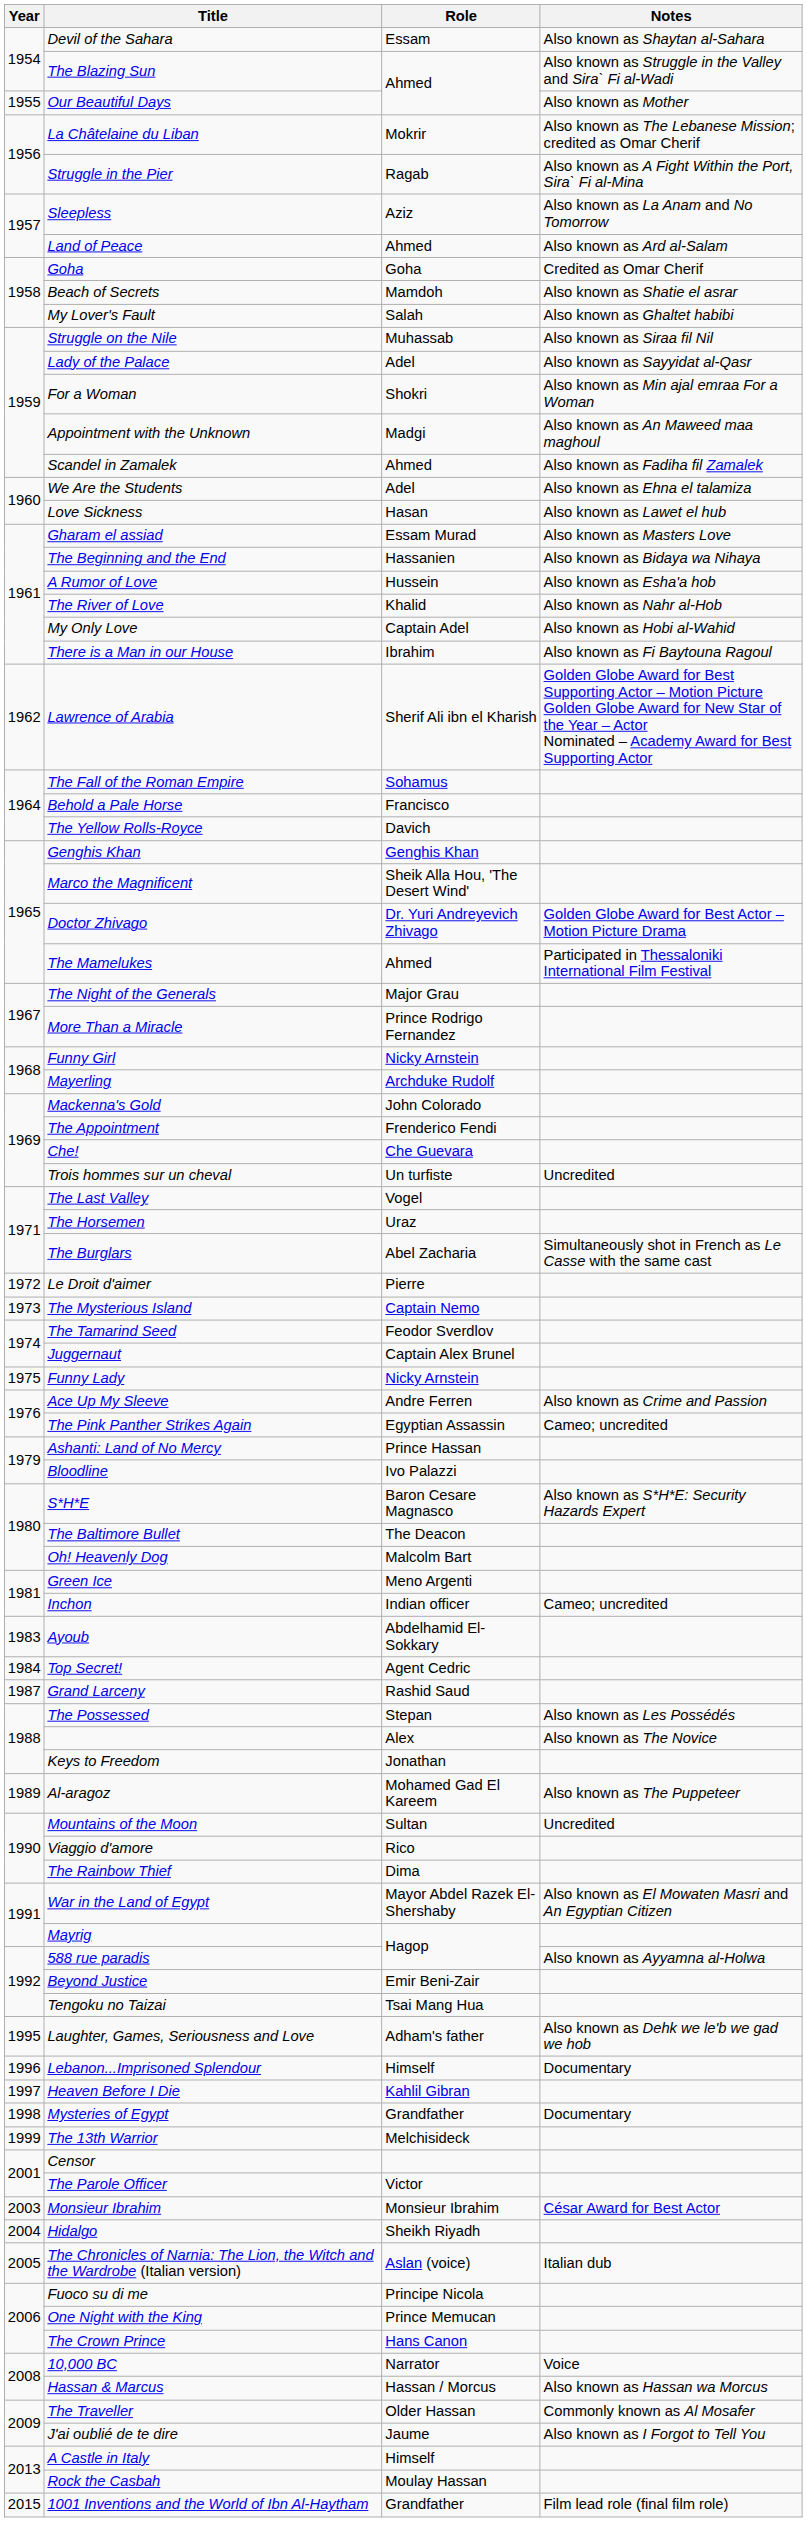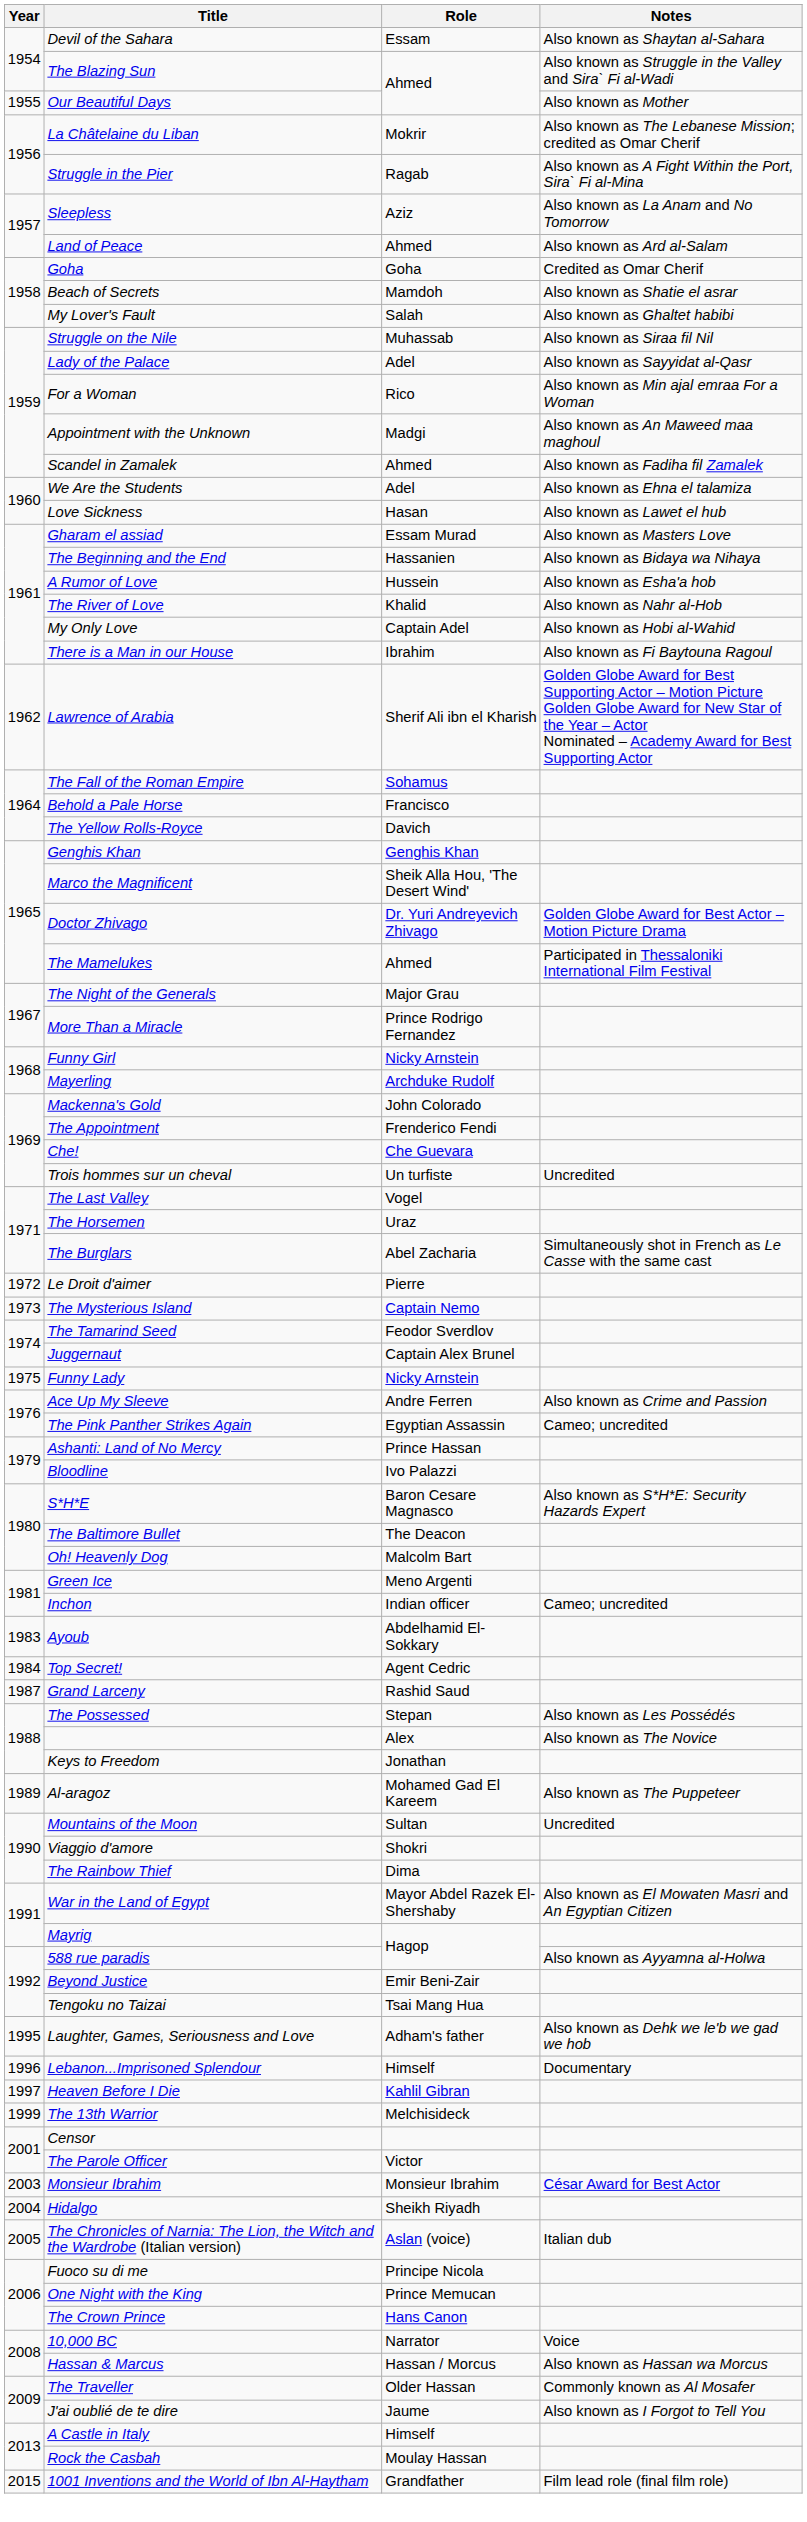(406, 394) Shokri -> (400, 394) Rico
(400, 1848) Rico -> (406, 1848) Shokri
- row: (108, 2114)
